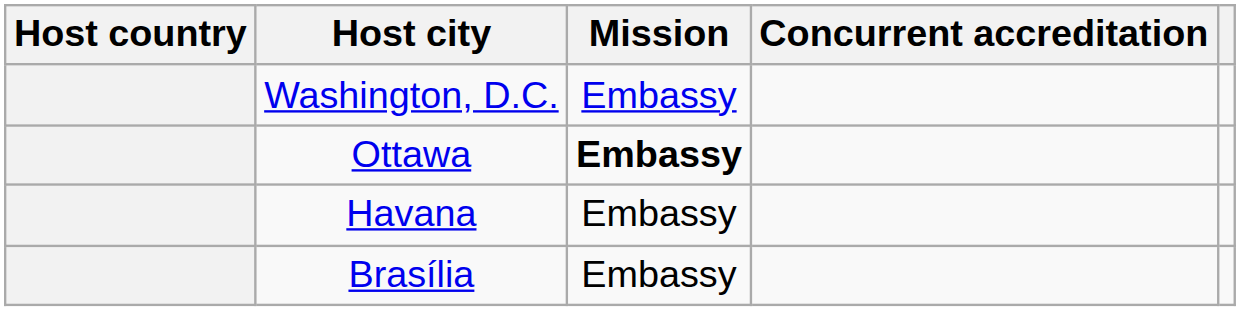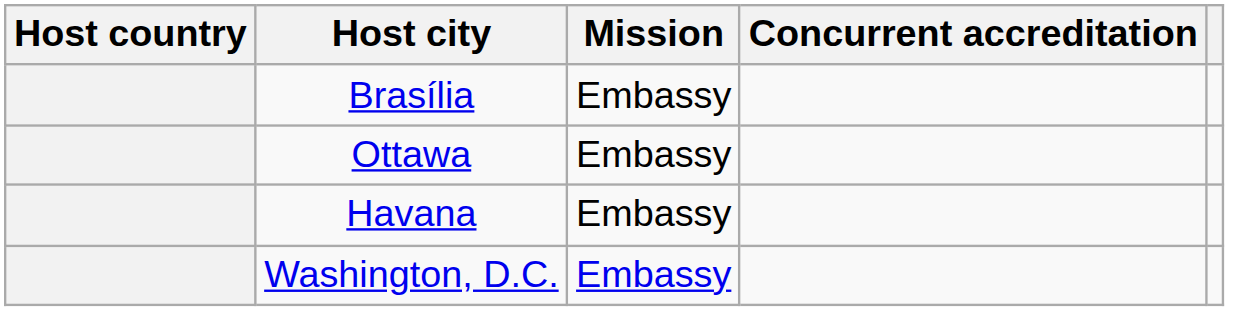rows swapped: (411, 273) <-> (411, 94)
(659, 154) bold -> (654, 154) normal
